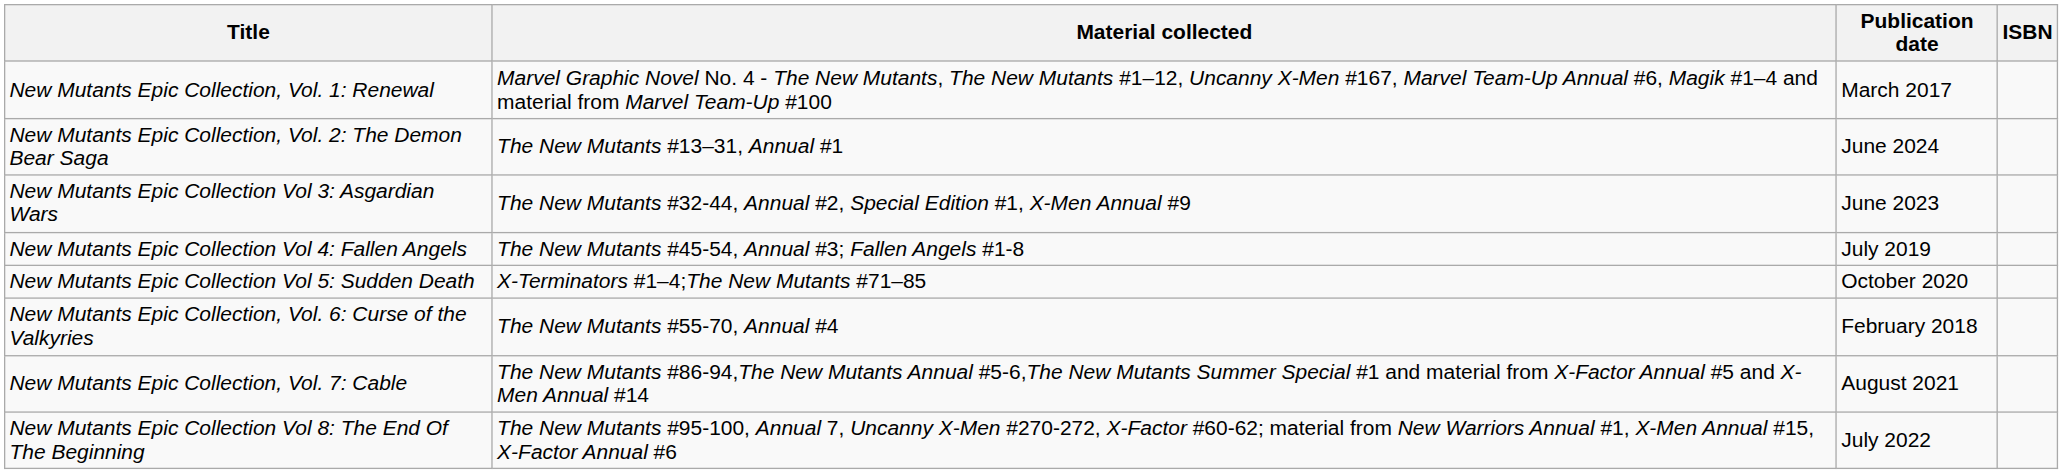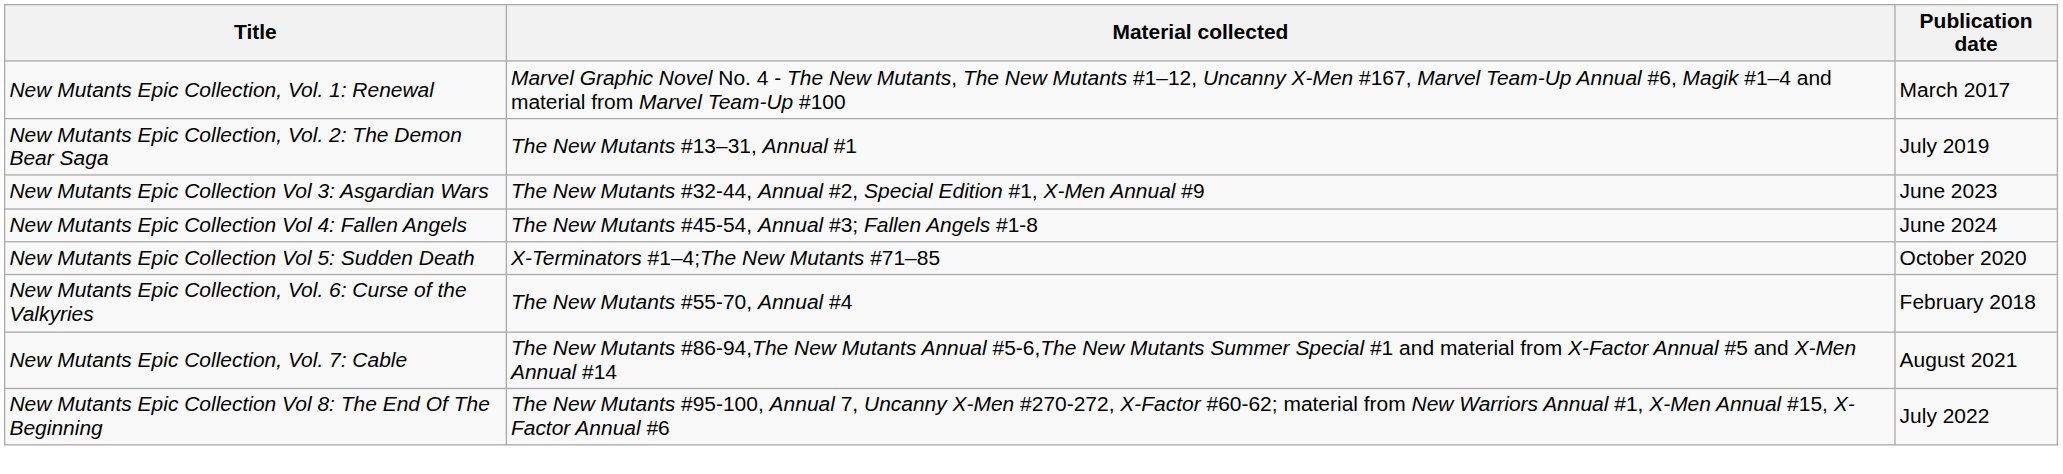- column: (2028, 32)
(1890, 146) June 2024 -> (1944, 146) July 2019
(1886, 248) July 2019 -> (1949, 224) June 2024
